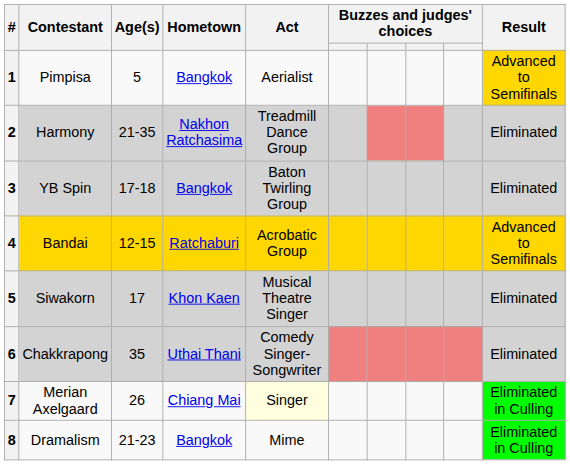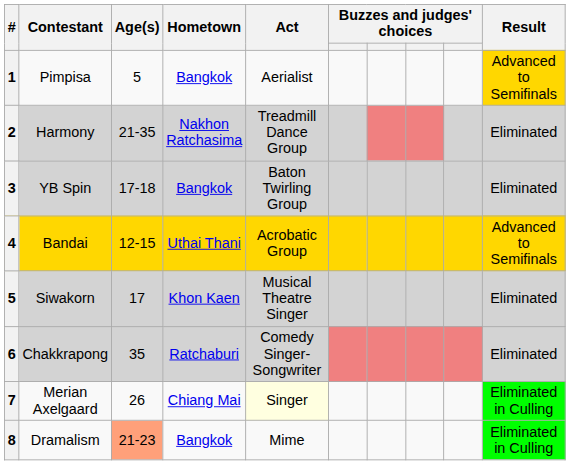(204, 243) Ratchaburi -> (204, 243) Uthai Thani
(204, 353) Uthai Thani -> (204, 353) Ratchaburi
(137, 440) no background -> (137, 440) lightsalmon background
